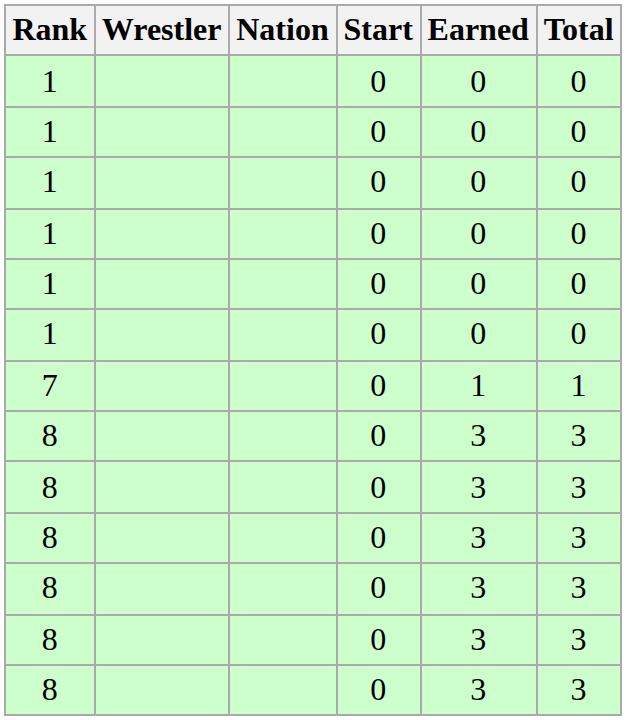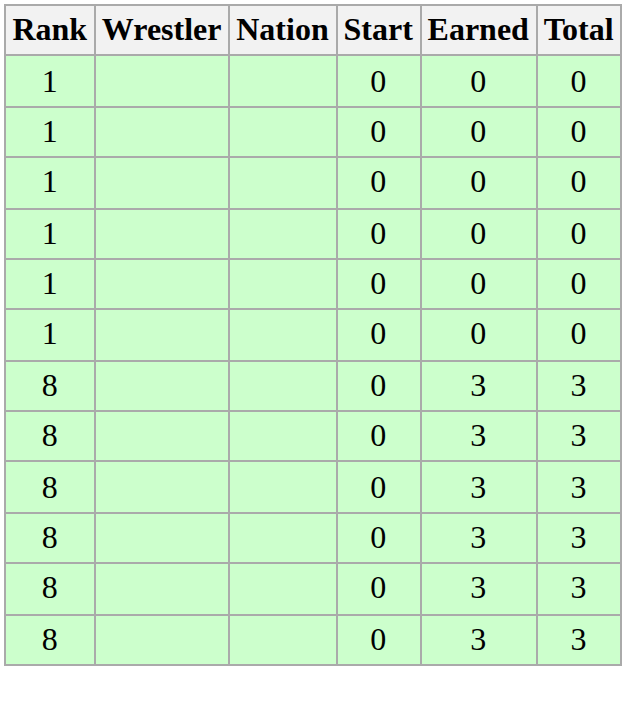- row: (50, 385)
